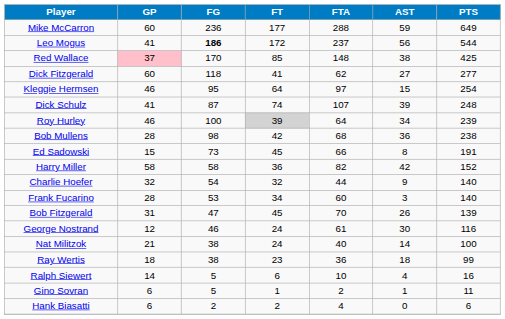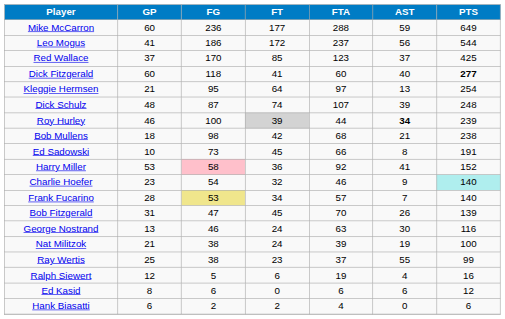(213, 43) bold -> (213, 43) normal
(150, 58) pink background -> (150, 58) no background
(341, 58) 148 -> (341, 58) 123
(405, 58) 38 -> (405, 58) 37
(341, 74) 62 -> (341, 74) 60
(405, 74) 27 -> (405, 74) 40
(468, 74) normal -> (468, 74) bold
(150, 89) 46 -> (150, 89) 21
(405, 89) 15 -> (405, 89) 13
(150, 105) 41 -> (150, 105) 48
(341, 120) 64 -> (341, 120) 44
(405, 120) normal -> (405, 120) bold
(150, 136) 28 -> (150, 136) 18
(405, 136) 36 -> (405, 136) 21
(150, 151) 15 -> (150, 151) 10
(150, 167) 58 -> (150, 167) 53
(213, 167) no background -> (213, 167) pink background
(341, 167) 82 -> (341, 167) 92
(405, 167) 42 -> (405, 167) 41
(150, 182) 32 -> (150, 182) 23
(341, 182) 44 -> (341, 182) 46
(468, 182) no background -> (468, 182) paleturquoise background
(213, 197) no background -> (213, 197) khaki background
(341, 197) 60 -> (341, 197) 57
(405, 197) 3 -> (405, 197) 7
(150, 228) 12 -> (150, 228) 13
(341, 228) 61 -> (341, 228) 63
(341, 244) 40 -> (341, 244) 39
(405, 244) 14 -> (405, 244) 19
(150, 259) 18 -> (150, 259) 25
(341, 259) 36 -> (341, 259) 37
(405, 259) 18 -> (405, 259) 55
(150, 275) 14 -> (150, 275) 12
(341, 275) 10 -> (341, 275) 19
+ row: (61, 290)
- row: (61, 290)
